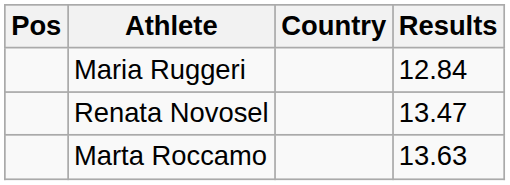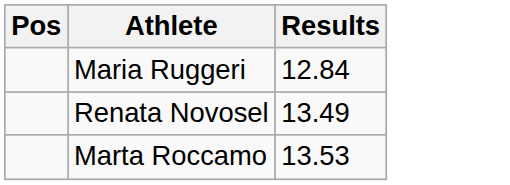- column: (334, 26)
(433, 112) 13.47 -> (315, 112) 13.49
(433, 156) 13.63 -> (315, 156) 13.53
